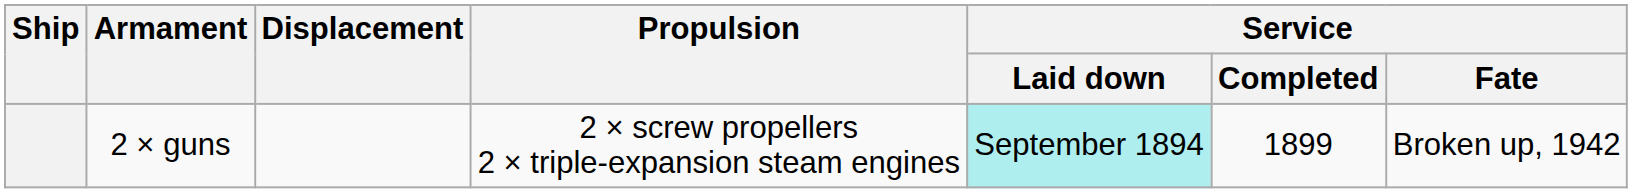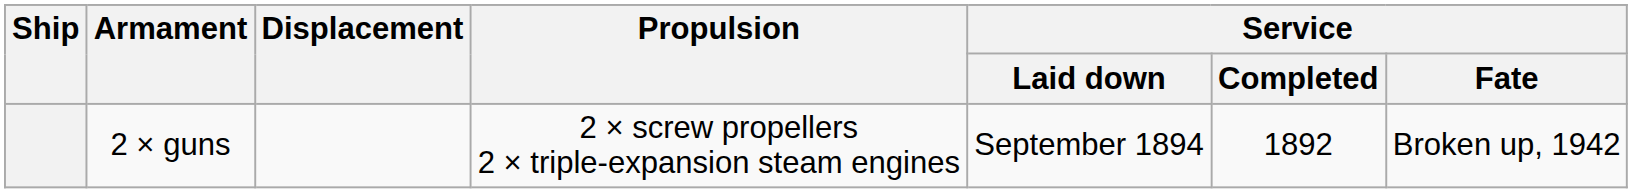(1089, 145) paleturquoise background -> (1089, 145) no background
(1298, 145) 1899 -> (1298, 145) 1892
